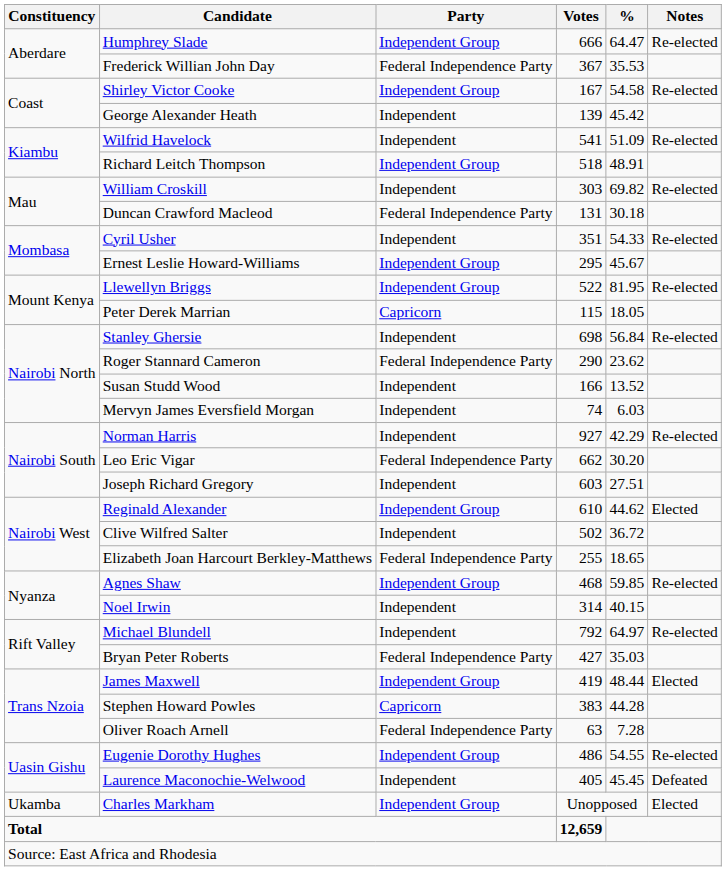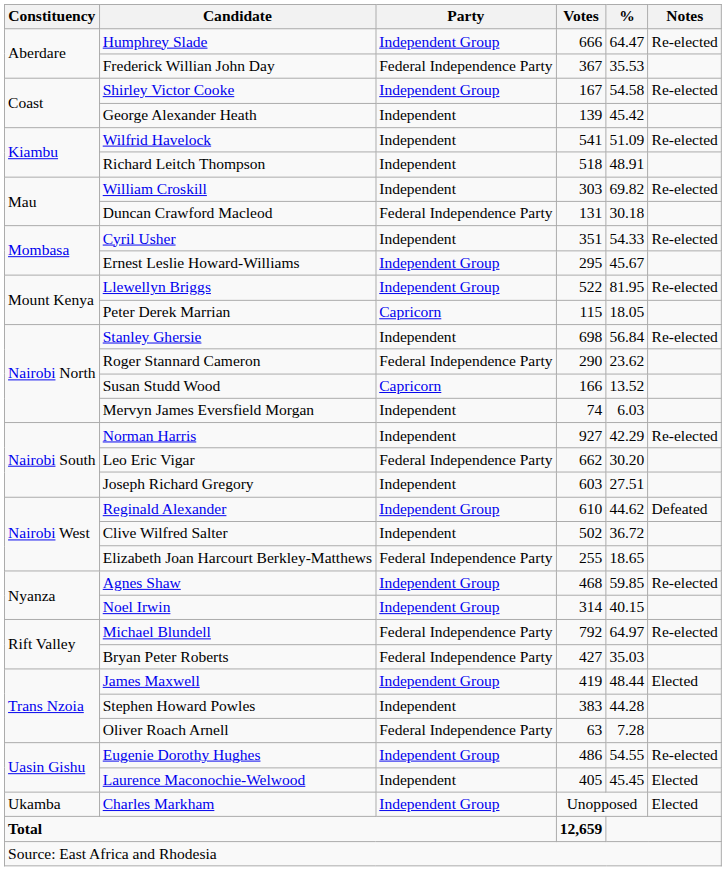(439, 164) Independent Group -> (418, 164) Independent
(418, 386) Independent -> (410, 386) Capricorn
(675, 509) Elected -> (680, 509) Defeated
(418, 607) Independent -> (439, 607) Independent Group
(418, 632) Independent -> (466, 632) Federal Independence Party
(410, 705) Capricorn -> (418, 705) Independent
(680, 779) Defeated -> (675, 779) Elected
